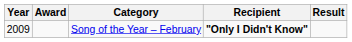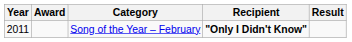(18, 29) 2009 -> (18, 29) 2011
